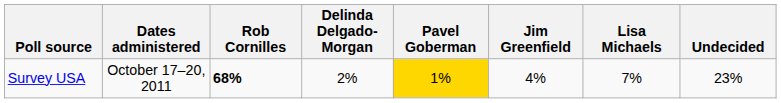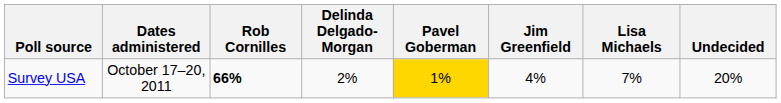(227, 78) 68% -> (227, 78) 66%
(728, 78) 23% -> (728, 78) 20%
